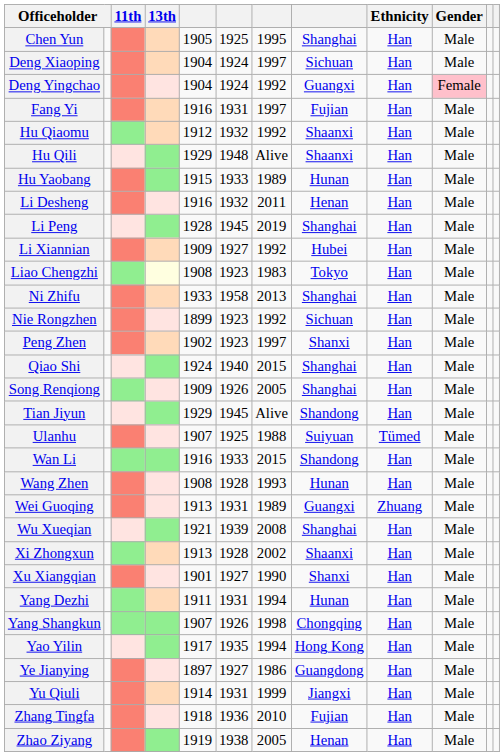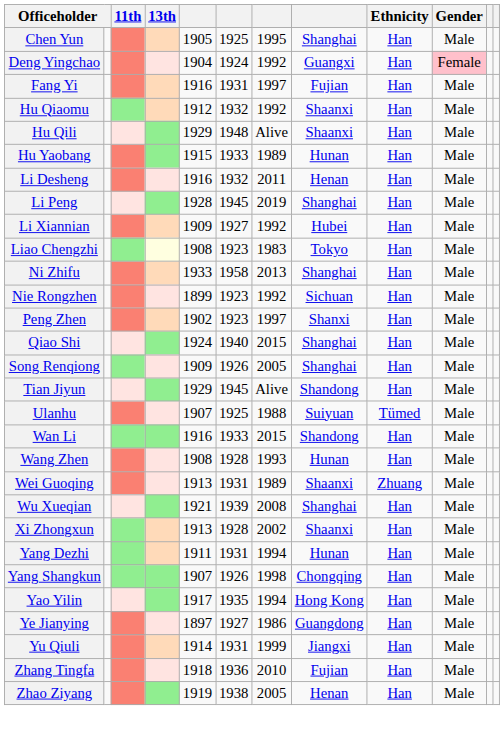- row: (54, 62)
(329, 506) Guangxi -> (329, 483) Shaanxi
- row: (54, 576)
